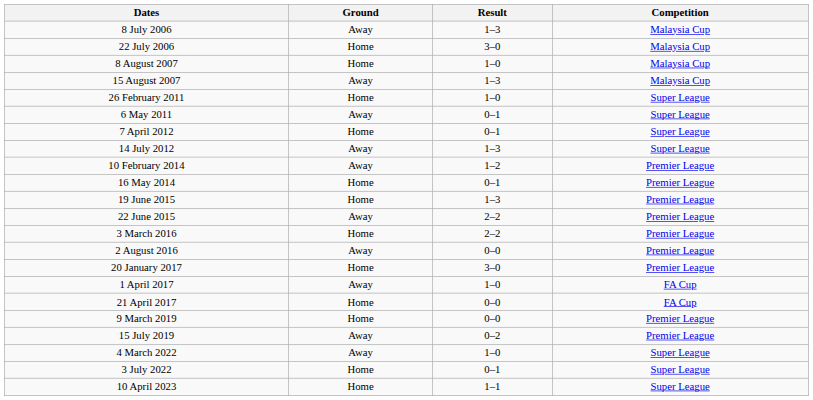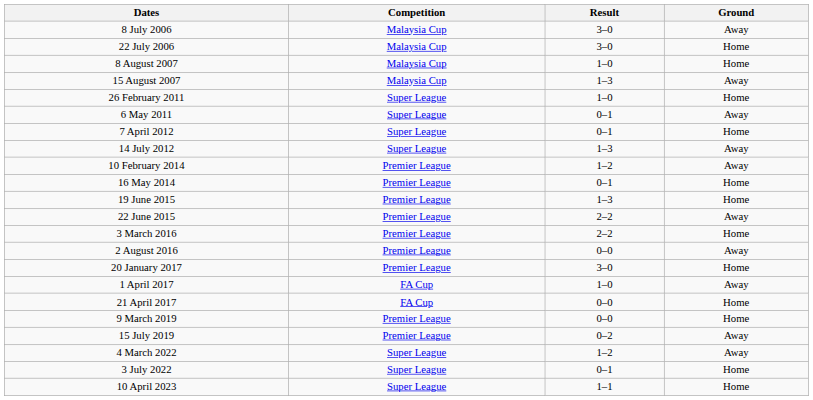columns swapped: (361, 13) <-> (680, 13)
(492, 30) 1–3 -> (604, 30) 3–0
(492, 353) 1–0 -> (604, 353) 1–2
